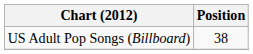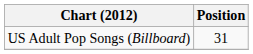(221, 37) 38 -> (221, 37) 31
